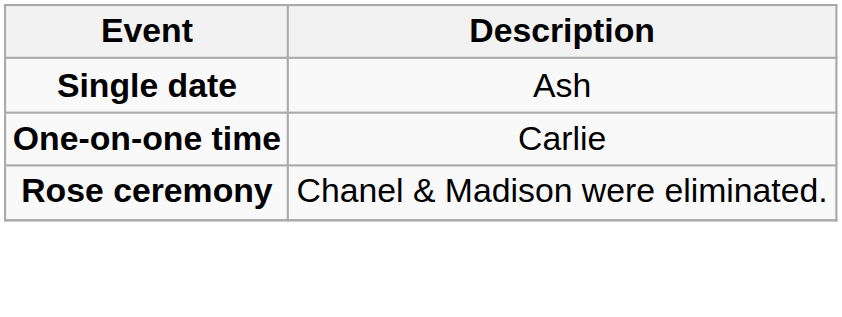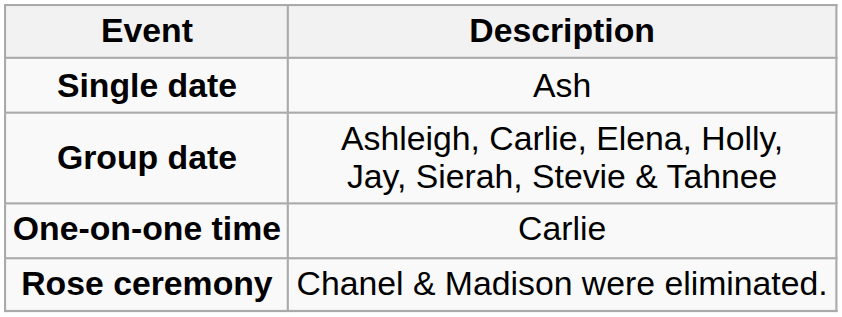+ row: (147, 157)
